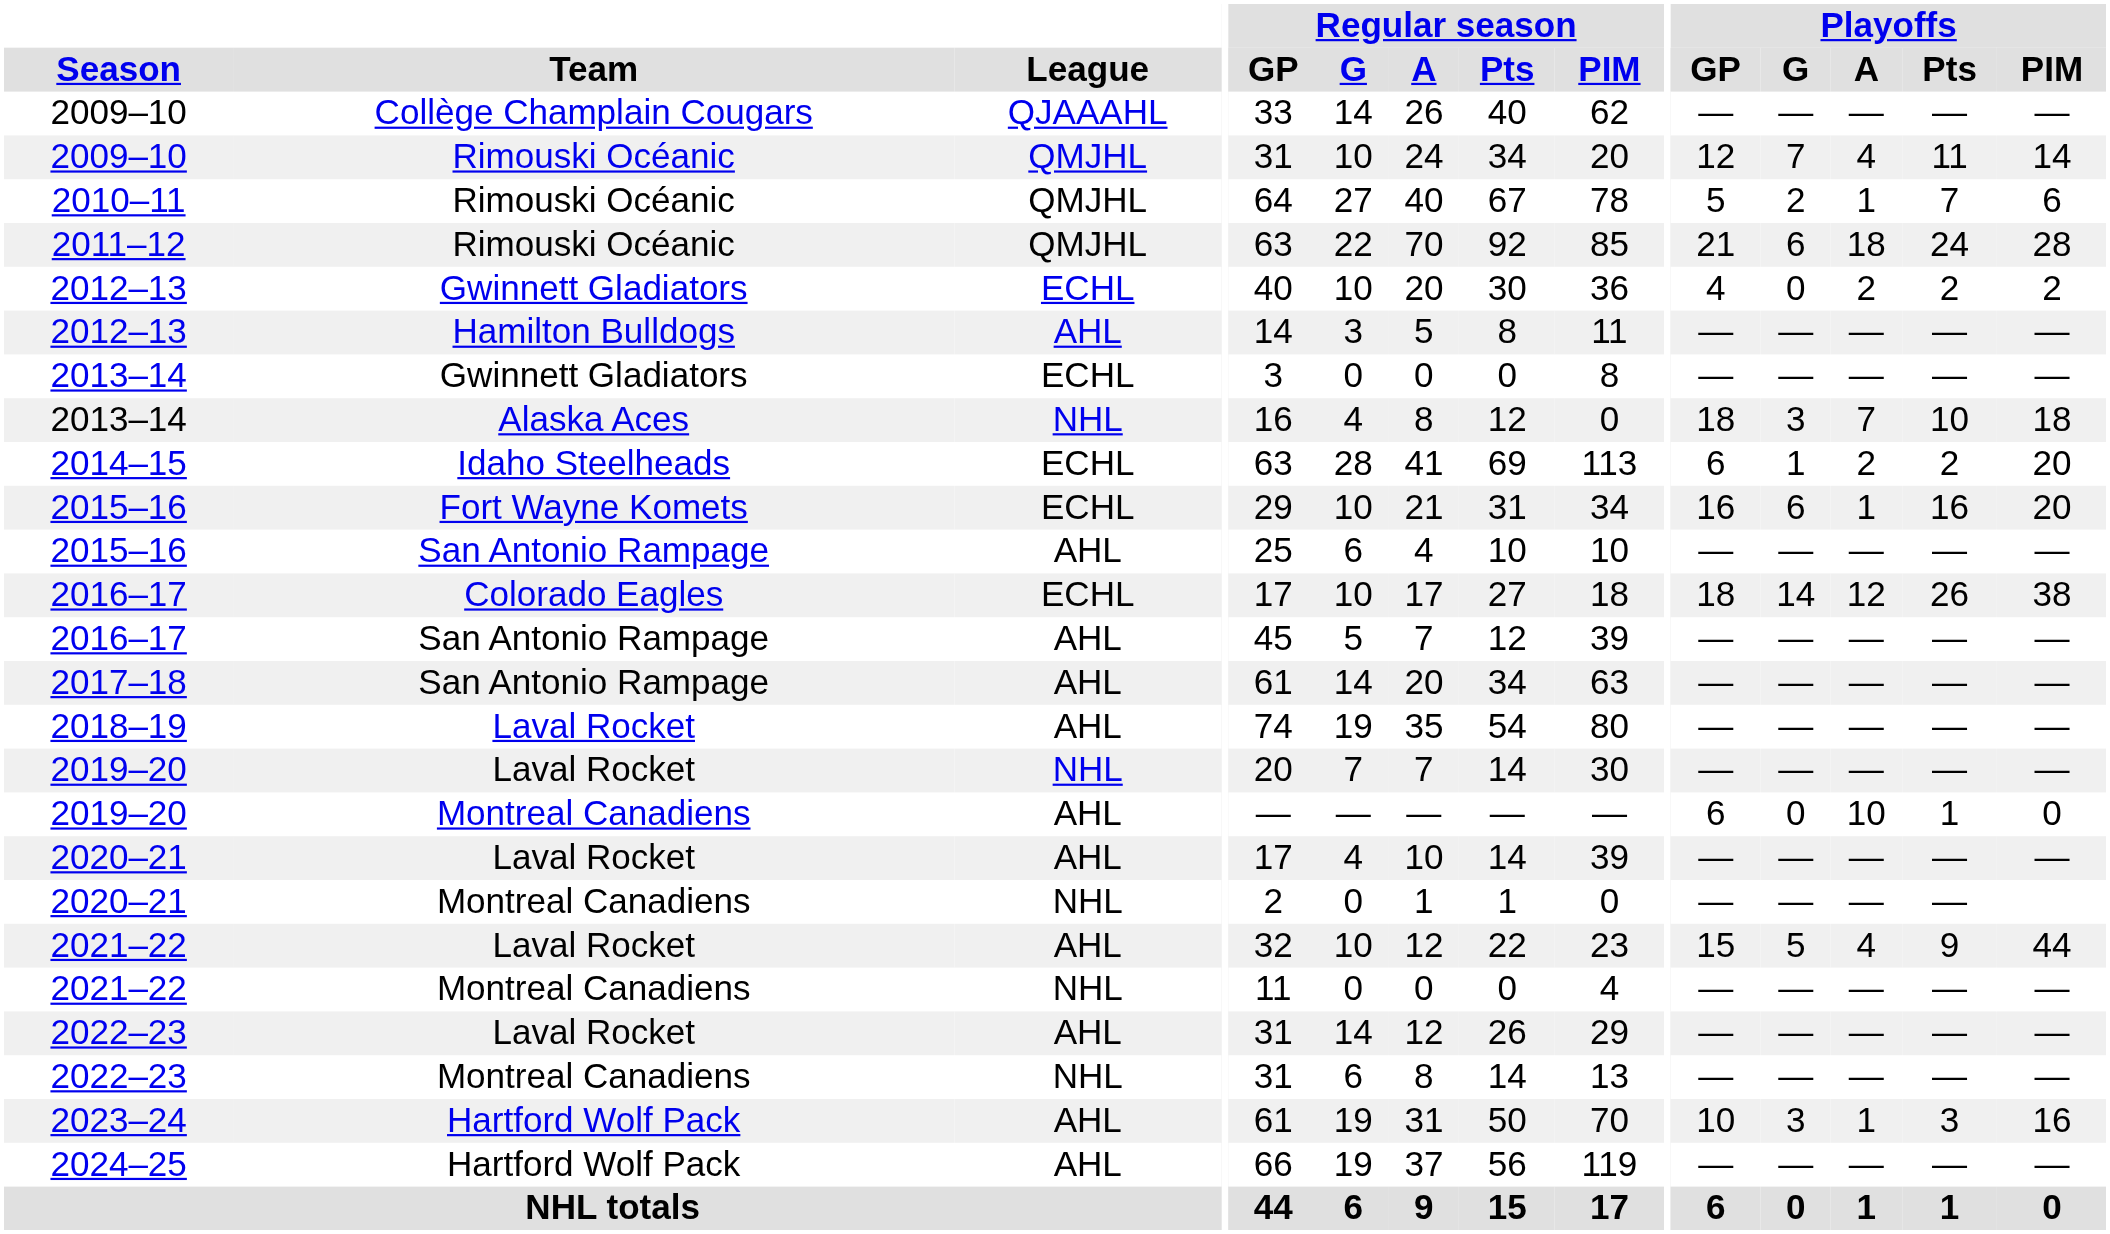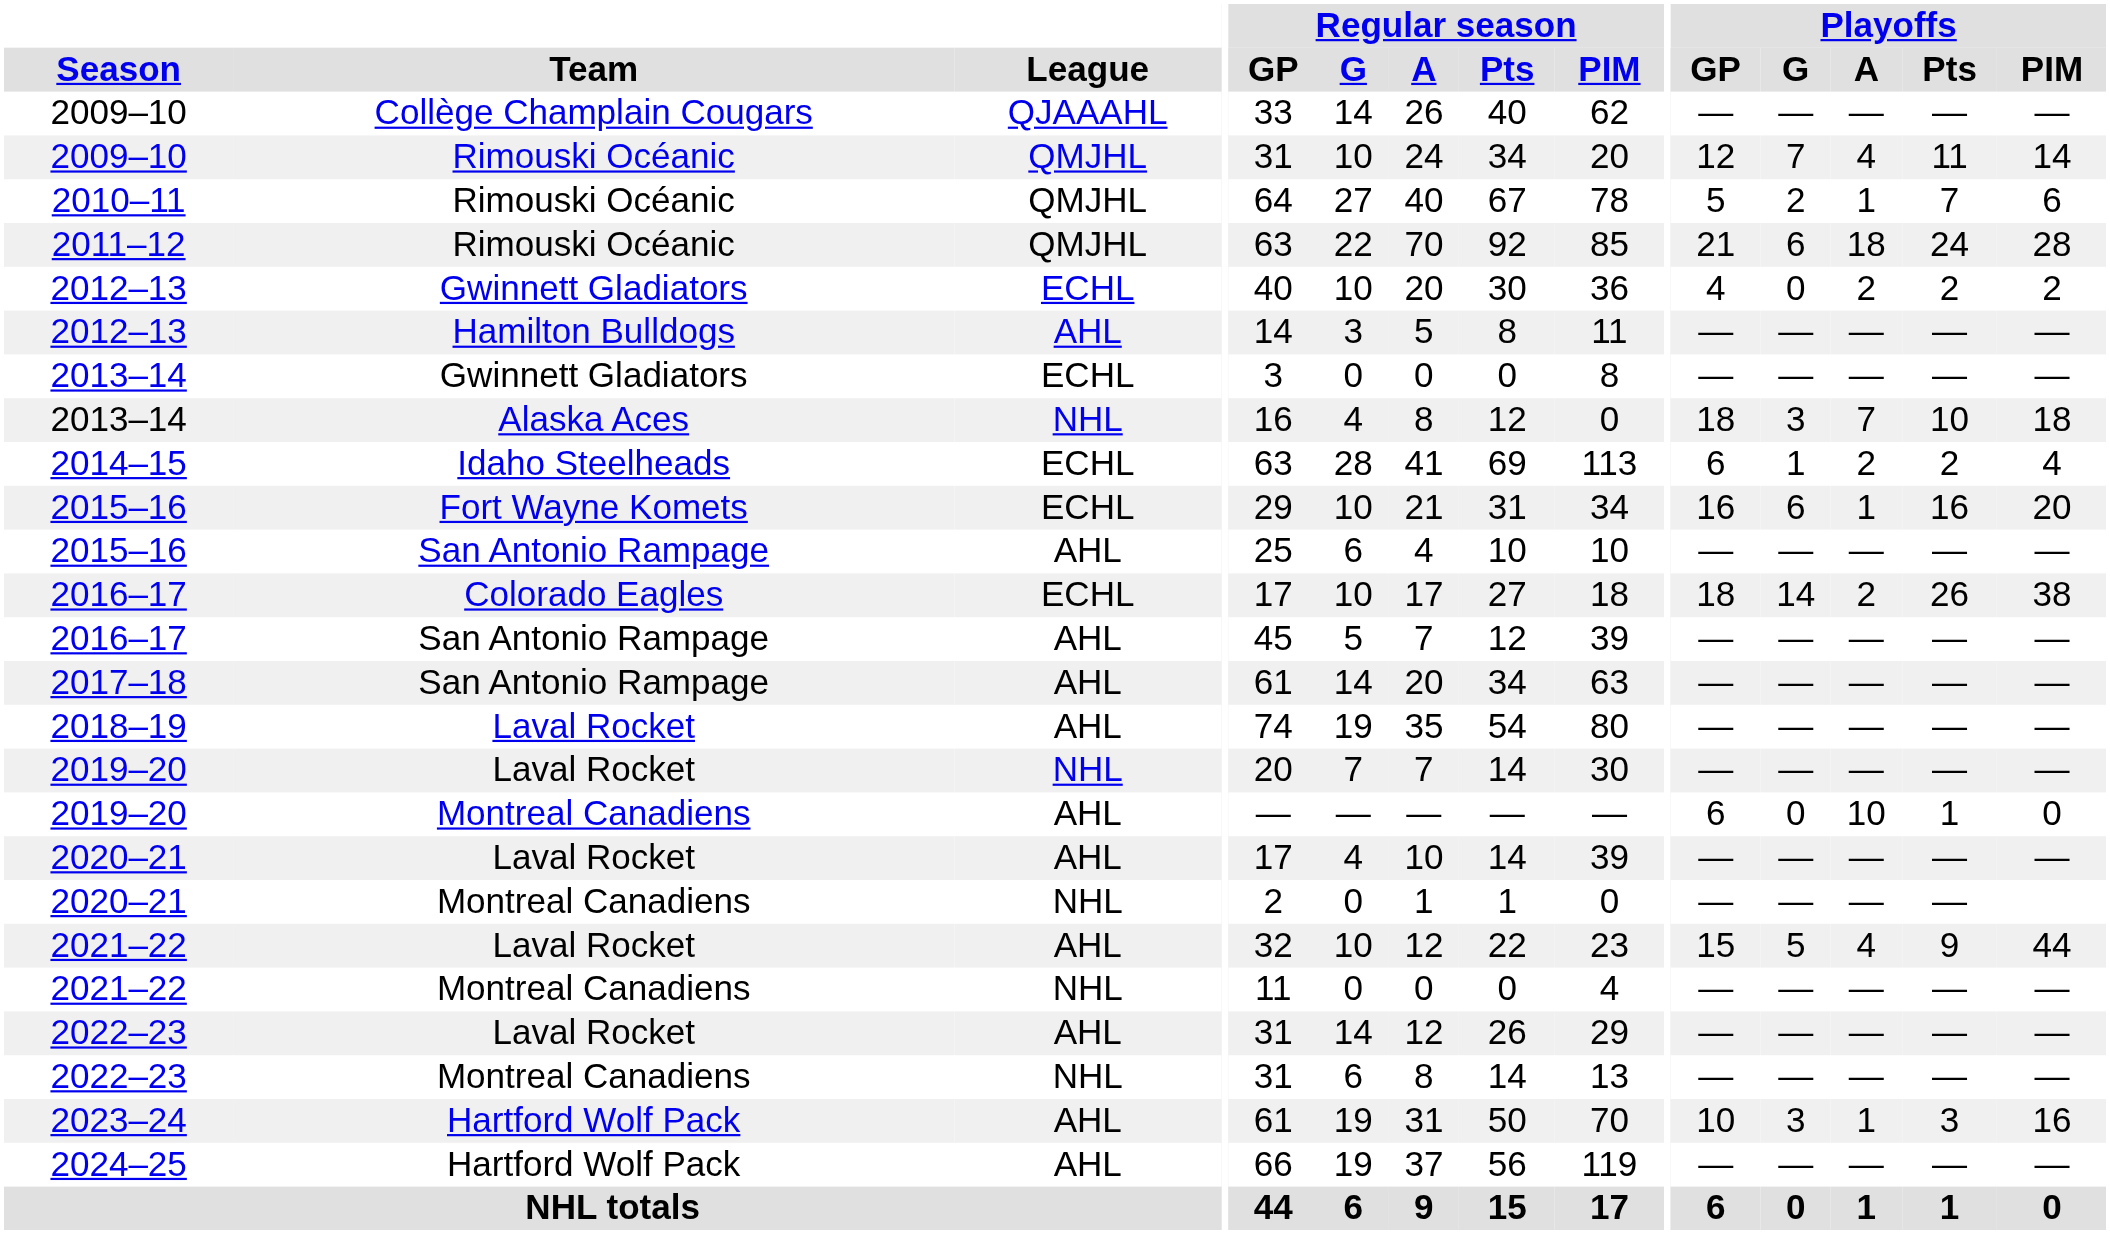(2052, 463) 20 -> (2052, 463) 4
(1866, 594) 12 -> (1866, 594) 2
